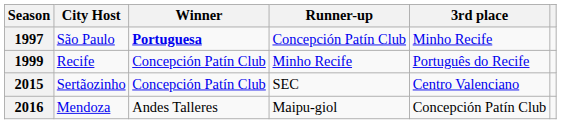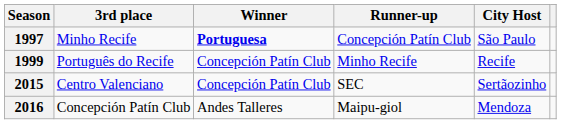columns swapped: (91, 15) <-> (479, 15)
